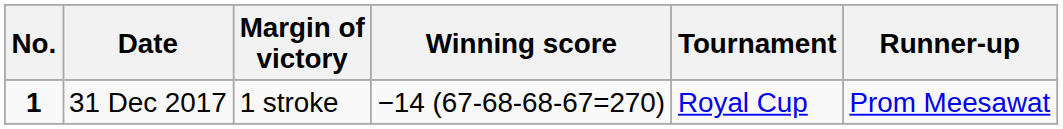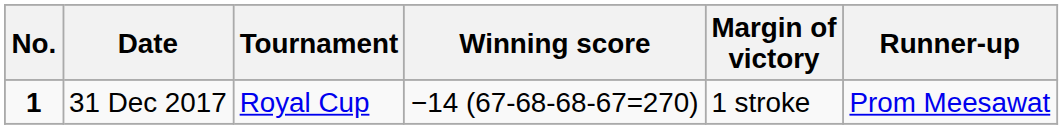columns swapped: (757, 43) <-> (302, 43)
